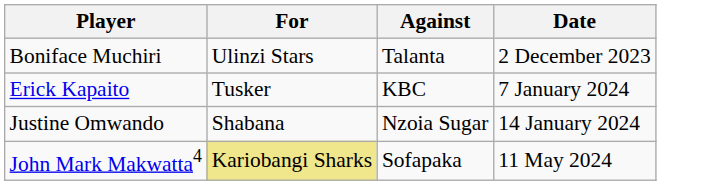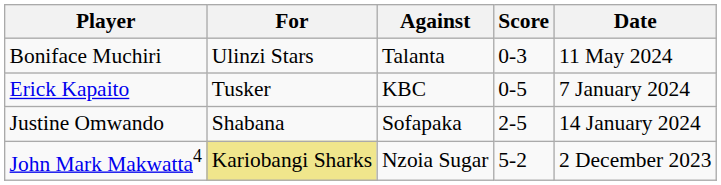+ column: (524, 21)
(575, 55) 2 December 2023 -> (616, 55) 11 May 2024
(435, 123) Nzoia Sugar -> (422, 123) Sofapaka
(422, 160) Sofapaka -> (435, 160) Nzoia Sugar
(555, 160) 11 May 2024 -> (635, 160) 2 December 2023
